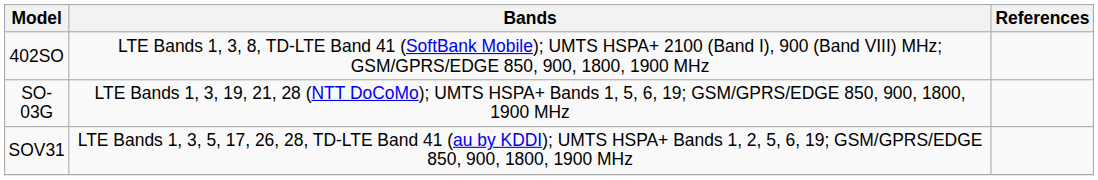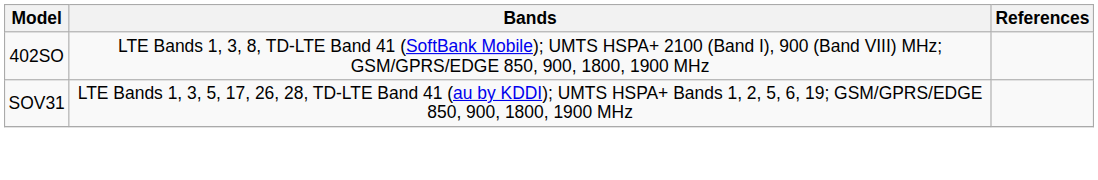- row: (37, 103)
